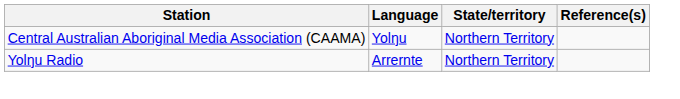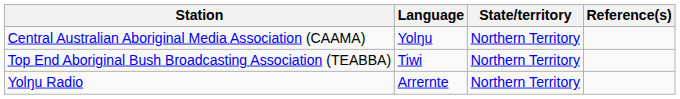+ row: (199, 60)
